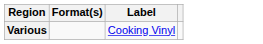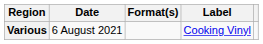+ column: (87, 13)
